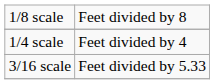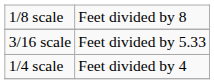rows swapped: (40, 66) <-> (36, 41)
